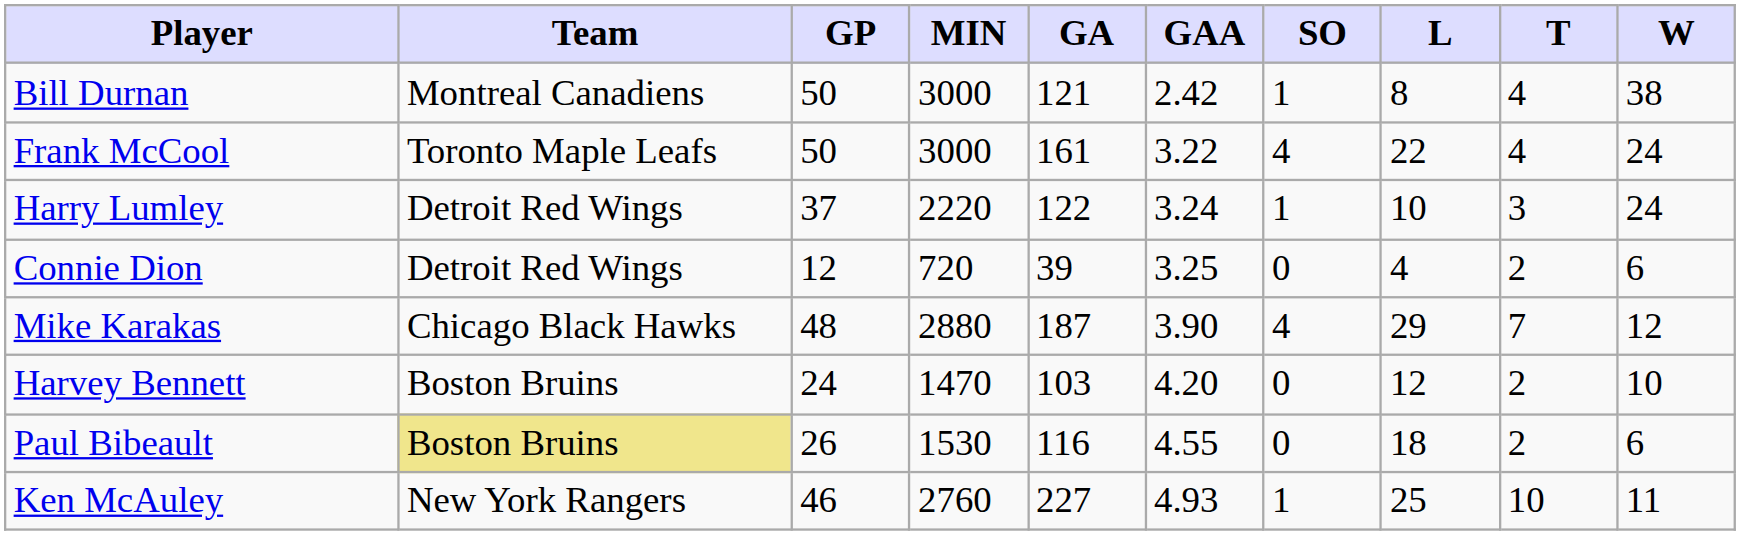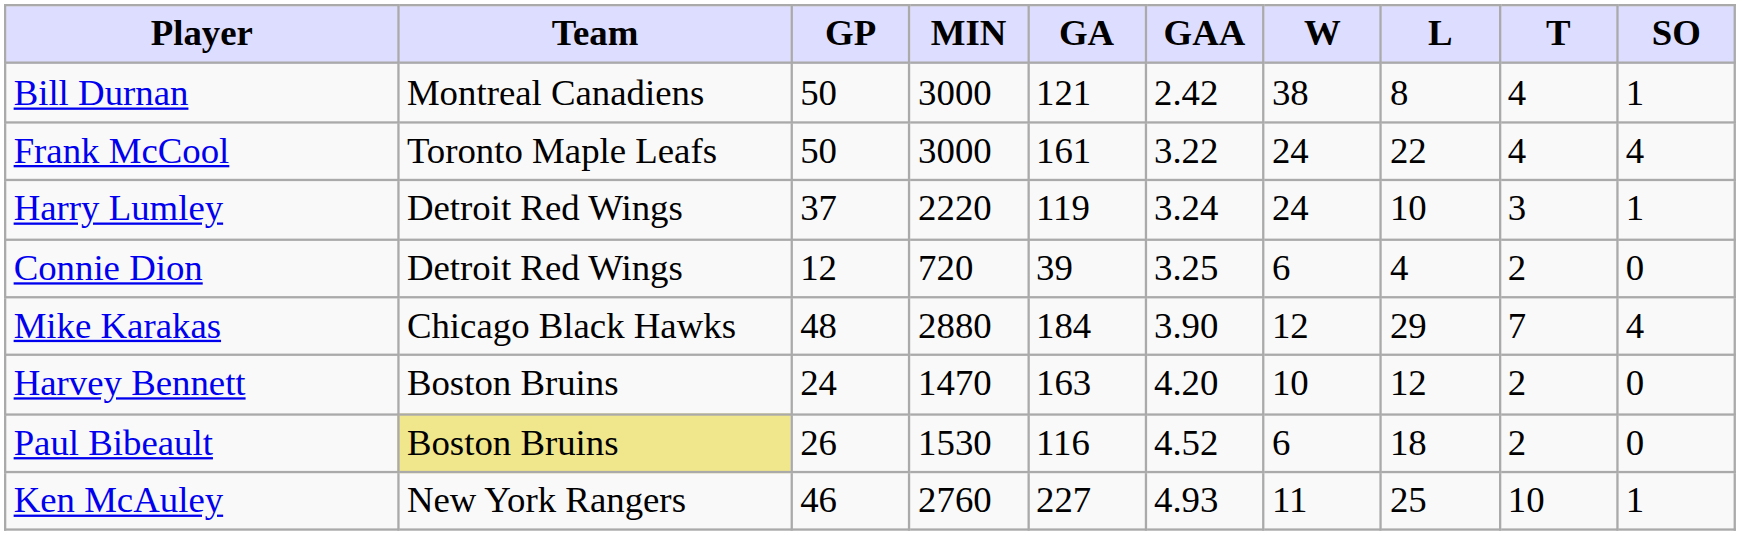columns swapped: (1676, 33) <-> (1322, 33)
(1064, 208) 122 -> (1063, 208) 119
(1064, 325) 187 -> (1064, 325) 184
(1064, 383) 103 -> (1064, 383) 163
(1186, 442) 4.55 -> (1186, 442) 4.52
